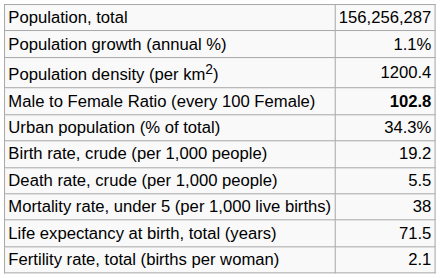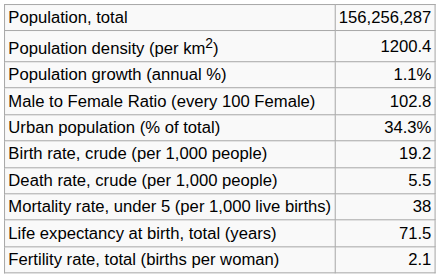rows swapped: (113, 72) <-> (118, 44)
(411, 101) bold -> (411, 101) normal
